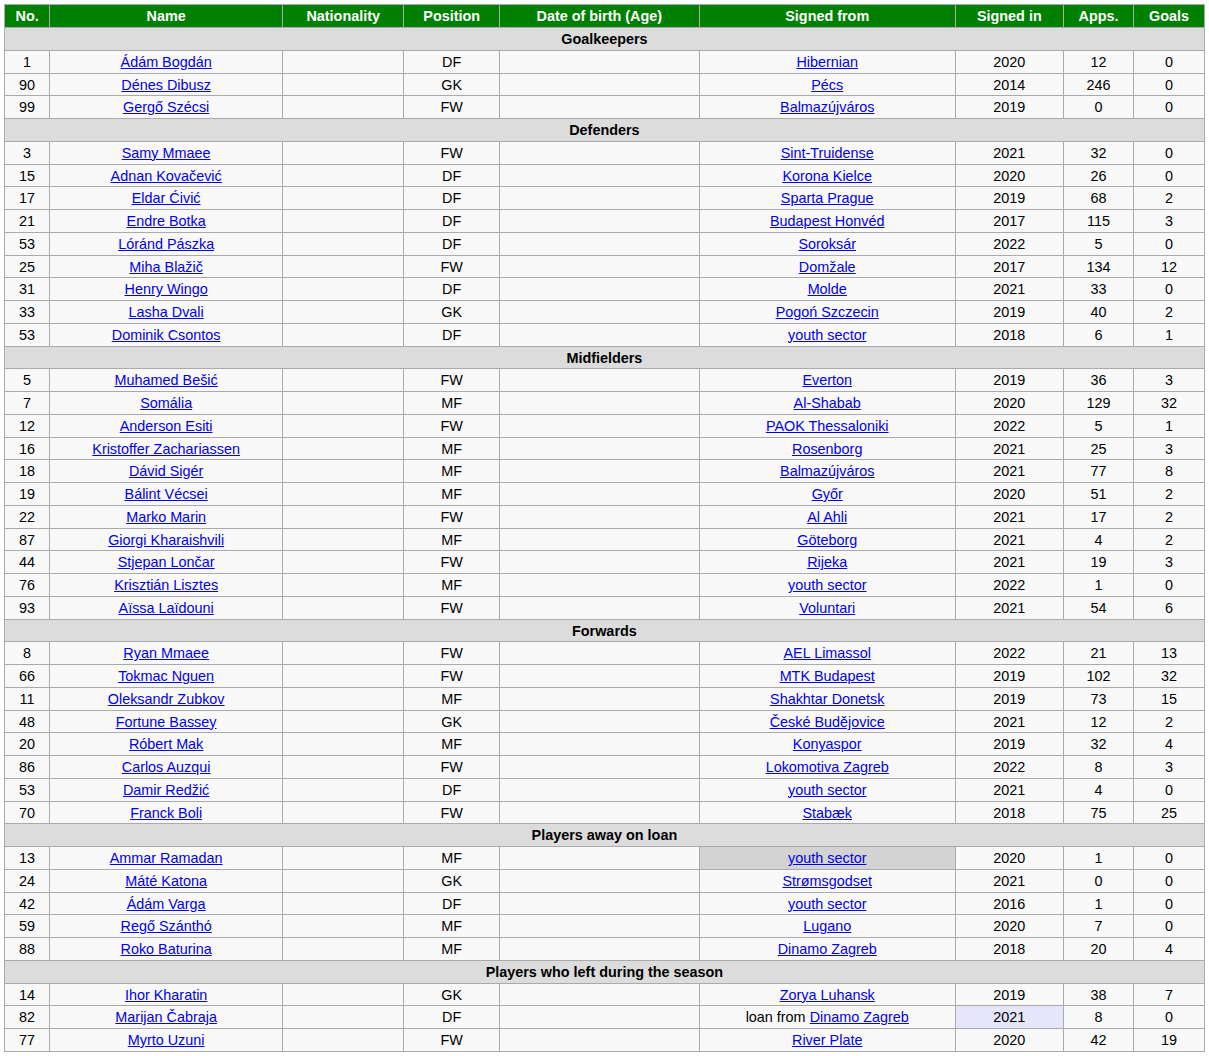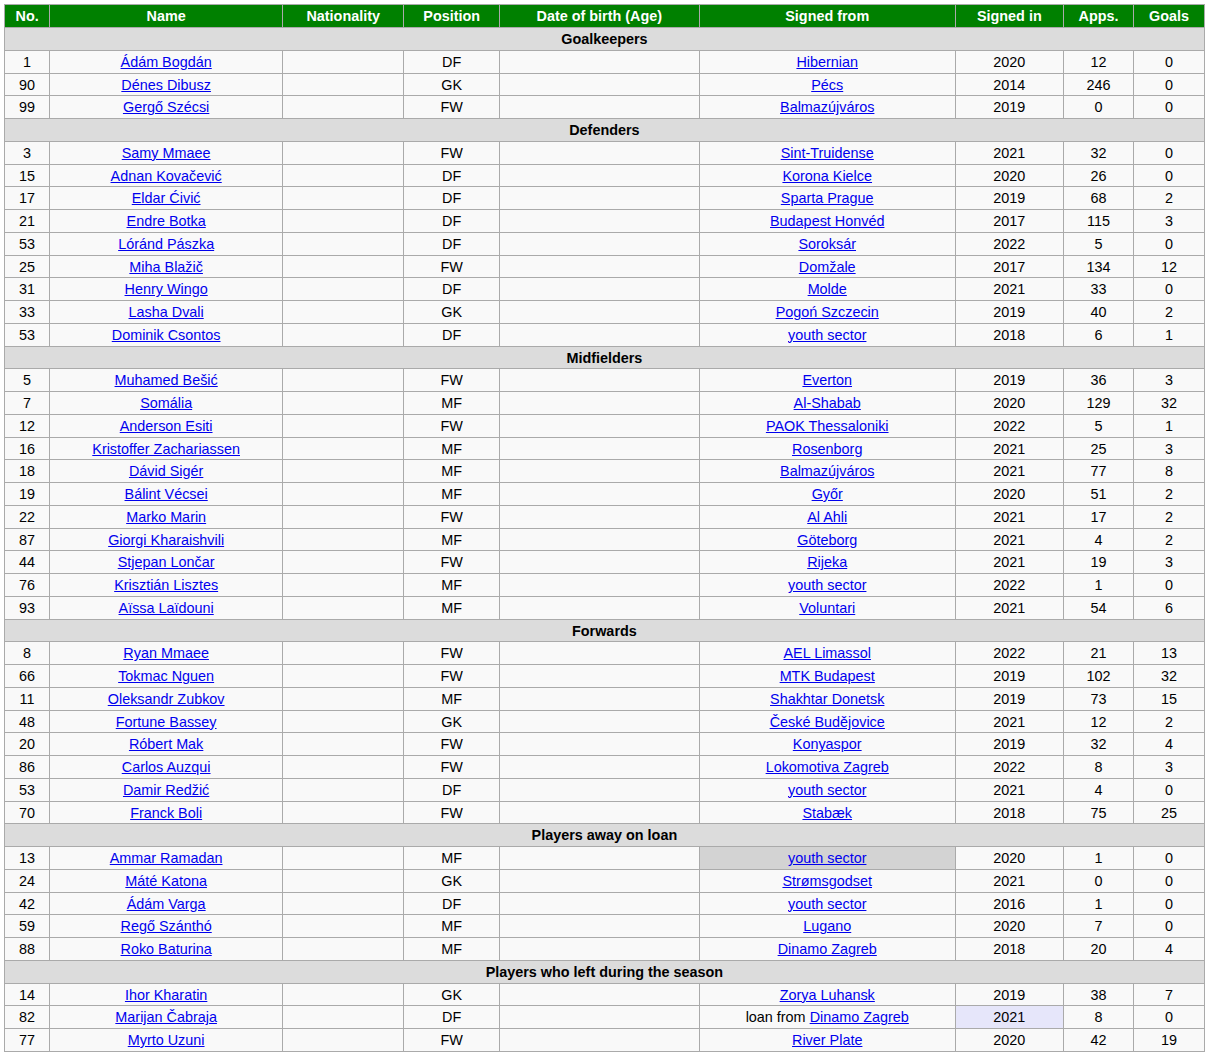(452, 608) FW -> (452, 608) MF
(452, 744) MF -> (452, 744) FW
